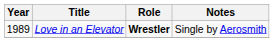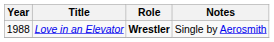(18, 29) 1989 -> (18, 29) 1988
